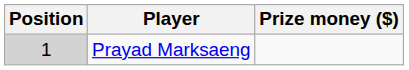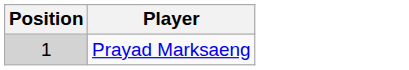- column: (329, 19)
